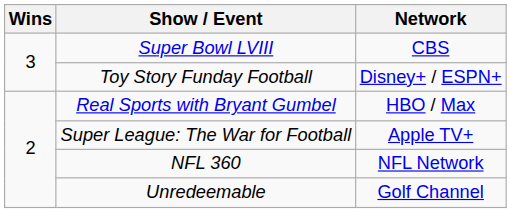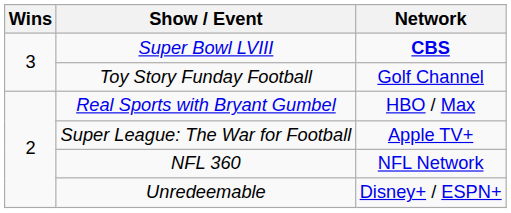(431, 47) normal -> (431, 47) bold
(431, 76) Disney+ / ESPN+ -> (431, 76) Golf Channel
(431, 192) Golf Channel -> (431, 192) Disney+ / ESPN+
